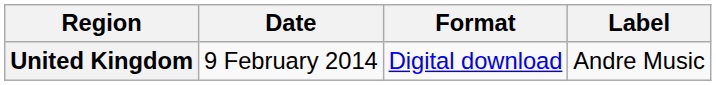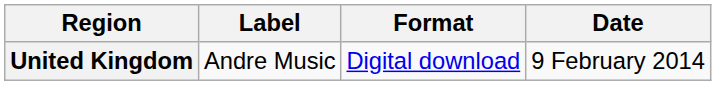columns swapped: (291, 23) <-> (639, 23)
